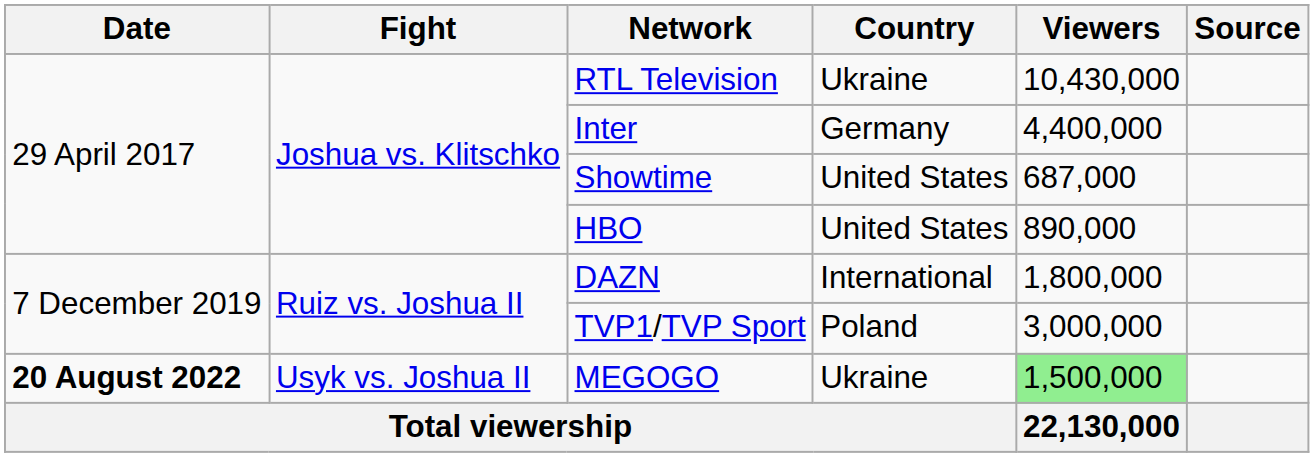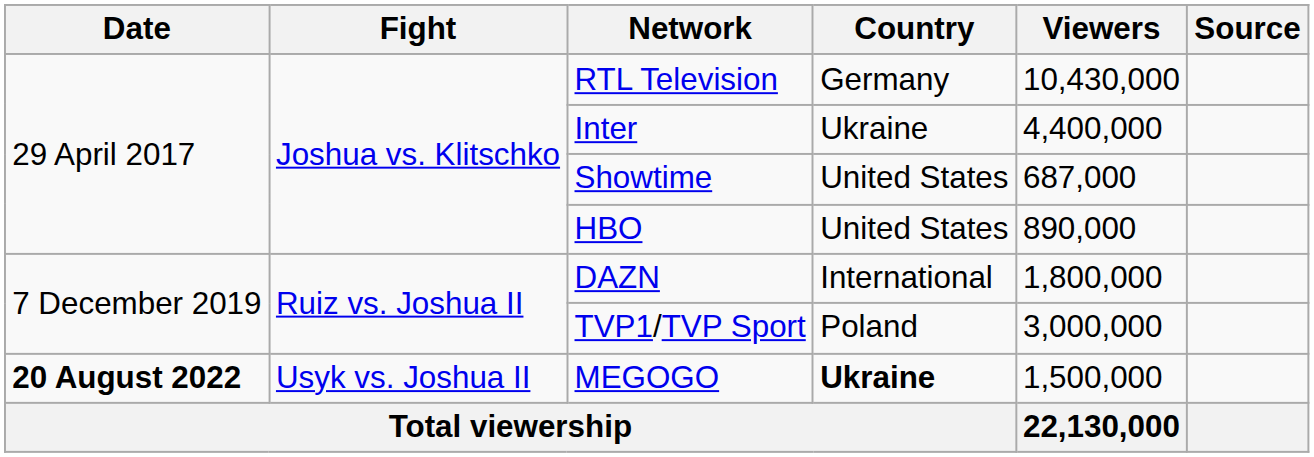(874, 79) Ukraine -> (885, 79) Germany
(885, 128) Germany -> (874, 128) Ukraine
(874, 377) normal -> (878, 377) bold
(1093, 377) lightgreen background -> (1093, 377) no background
